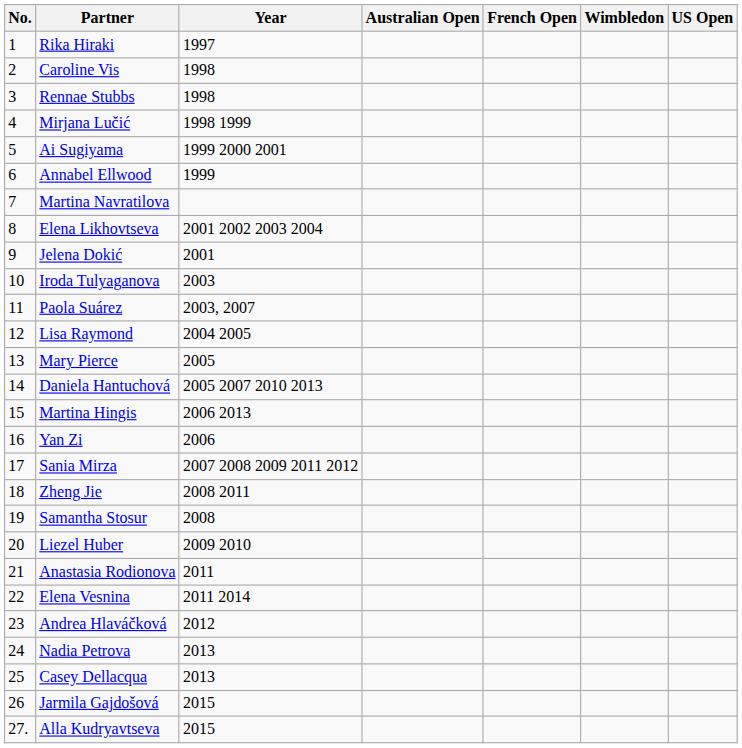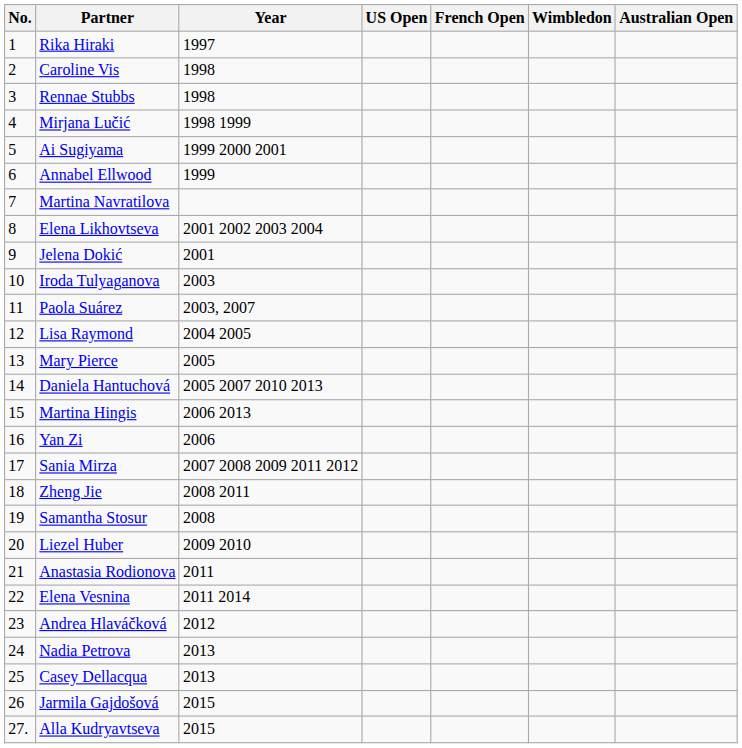columns swapped: (423, 18) <-> (702, 18)
